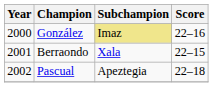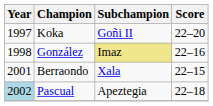+ row: (50, 33)
(19, 33) 2000 -> (19, 52) 1998
(19, 71) no background -> (19, 91) lightblue background
